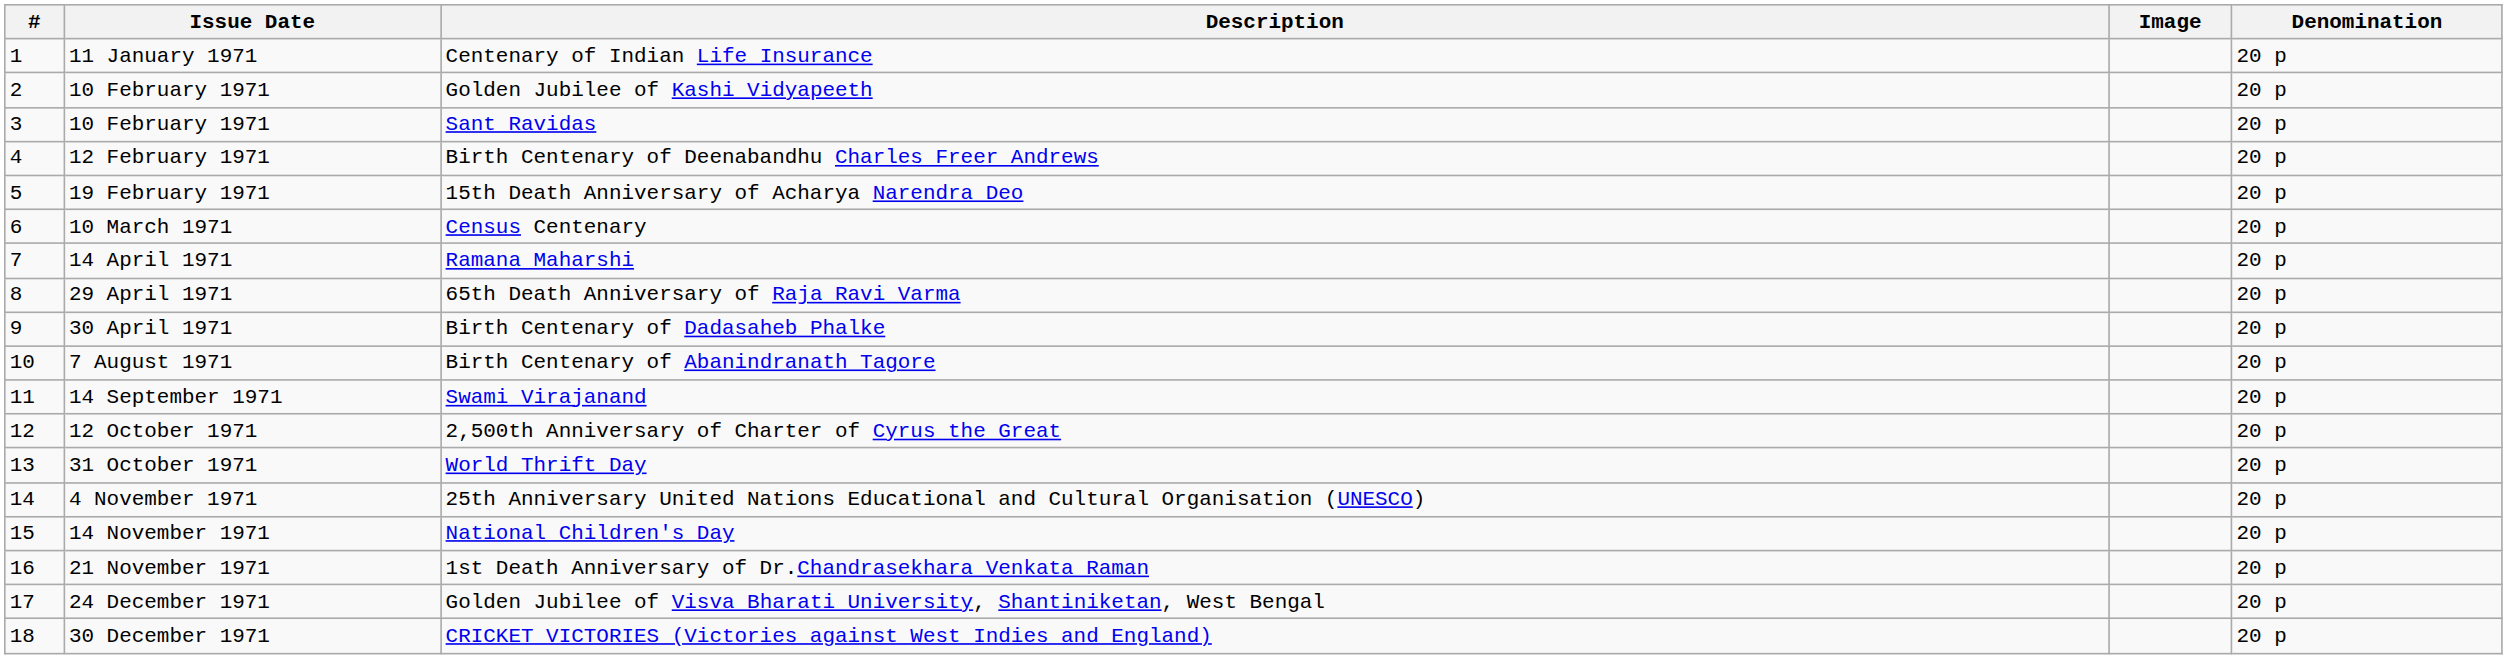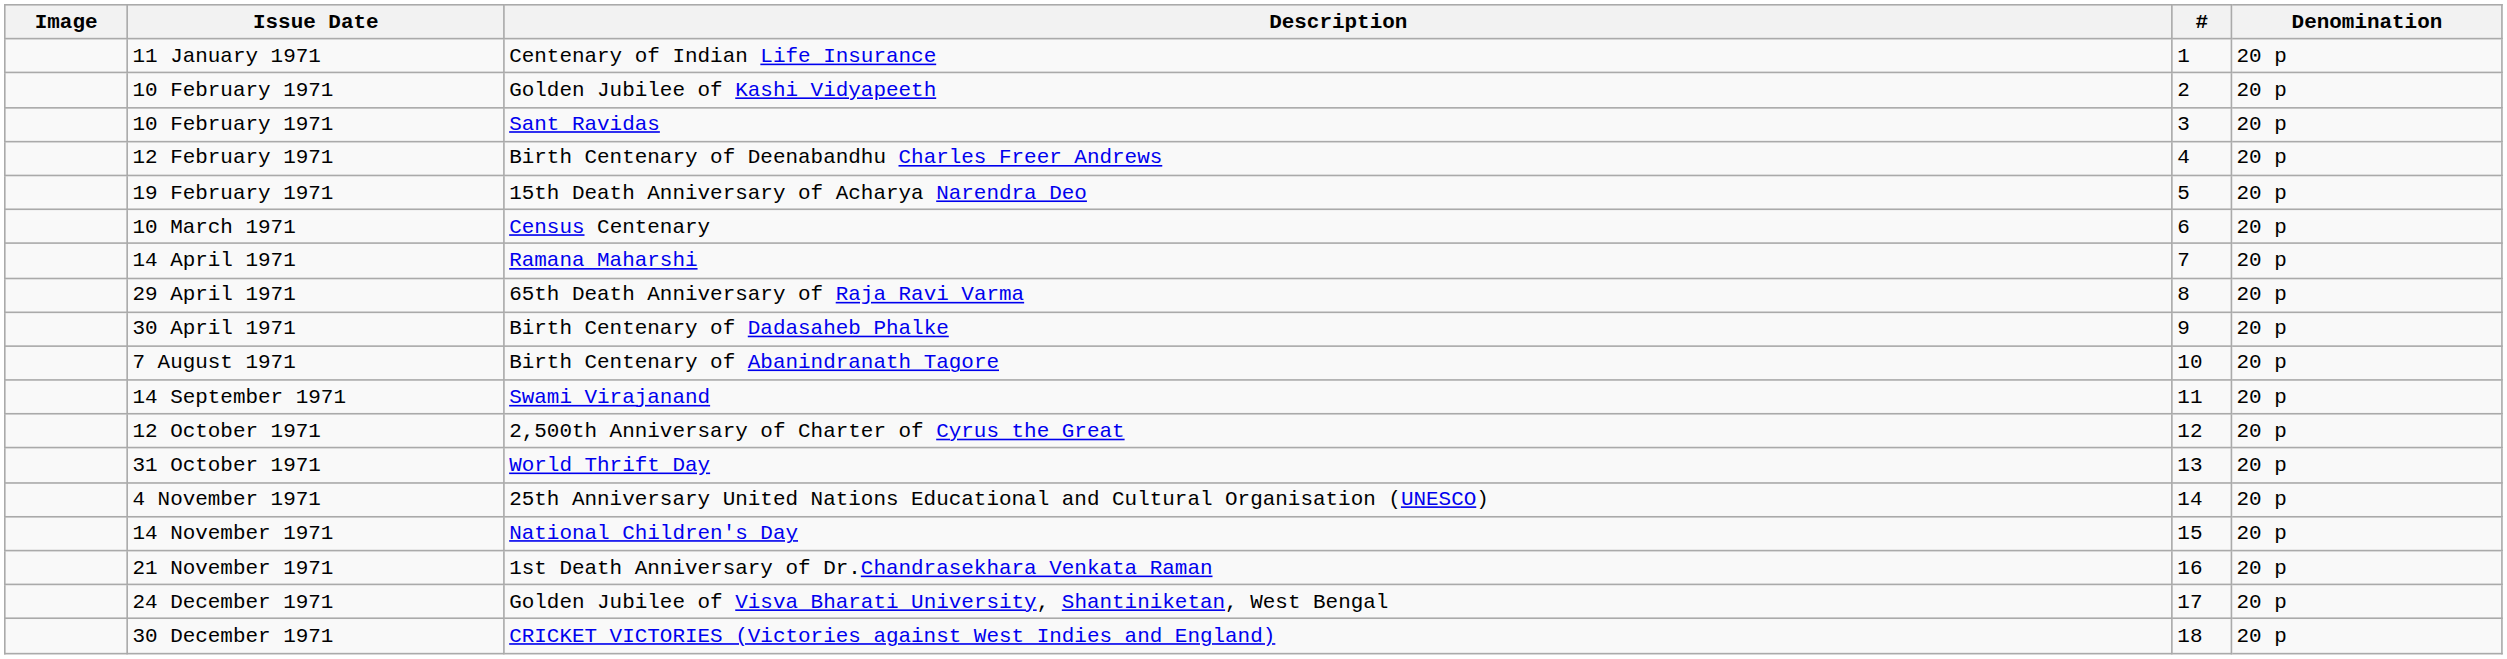columns swapped: (34, 22) <-> (2170, 22)
